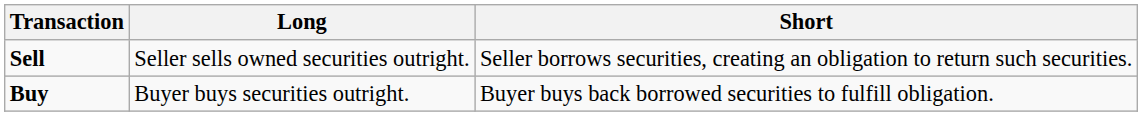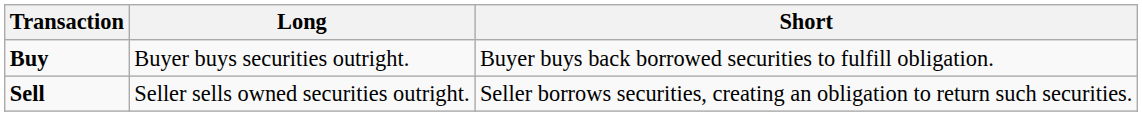rows swapped: (29, 93) <-> (27, 57)
